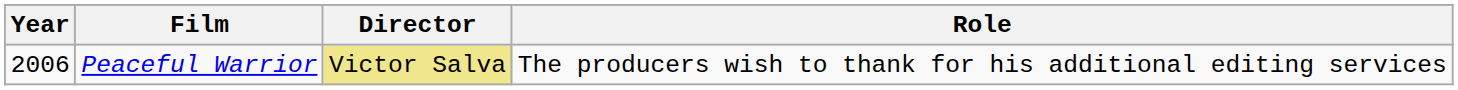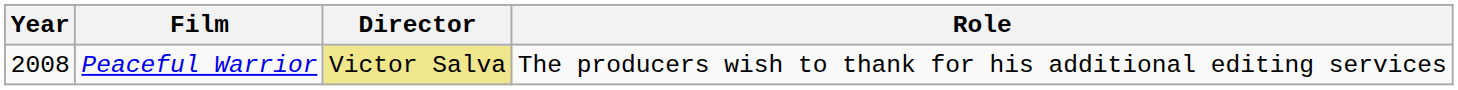(40, 65) 2006 -> (40, 65) 2008
